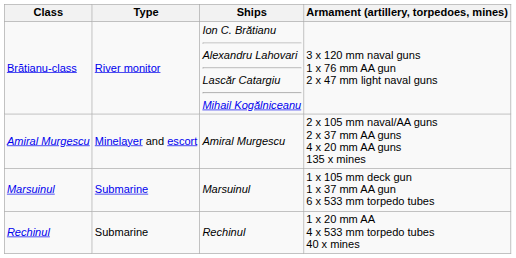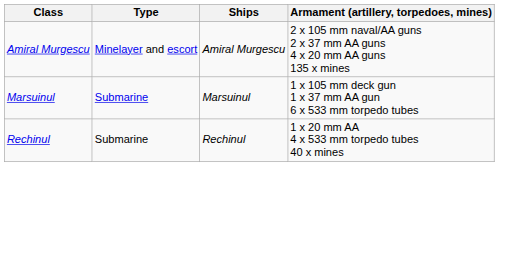- row: (42, 68)
